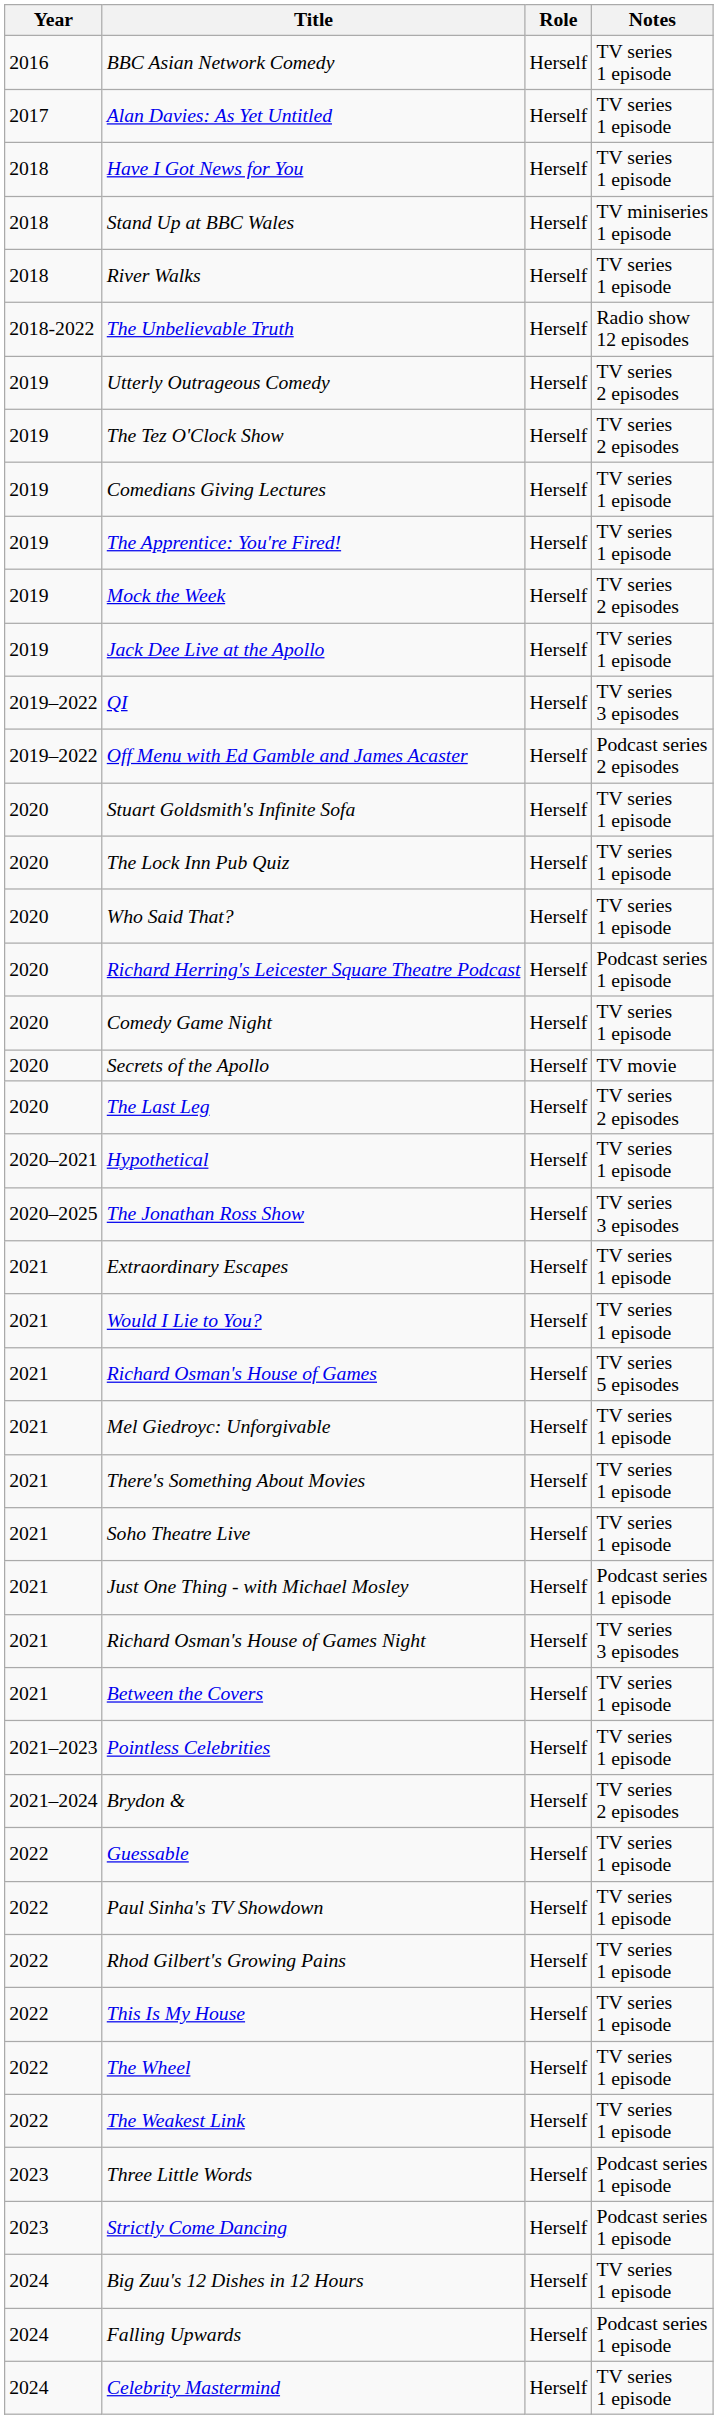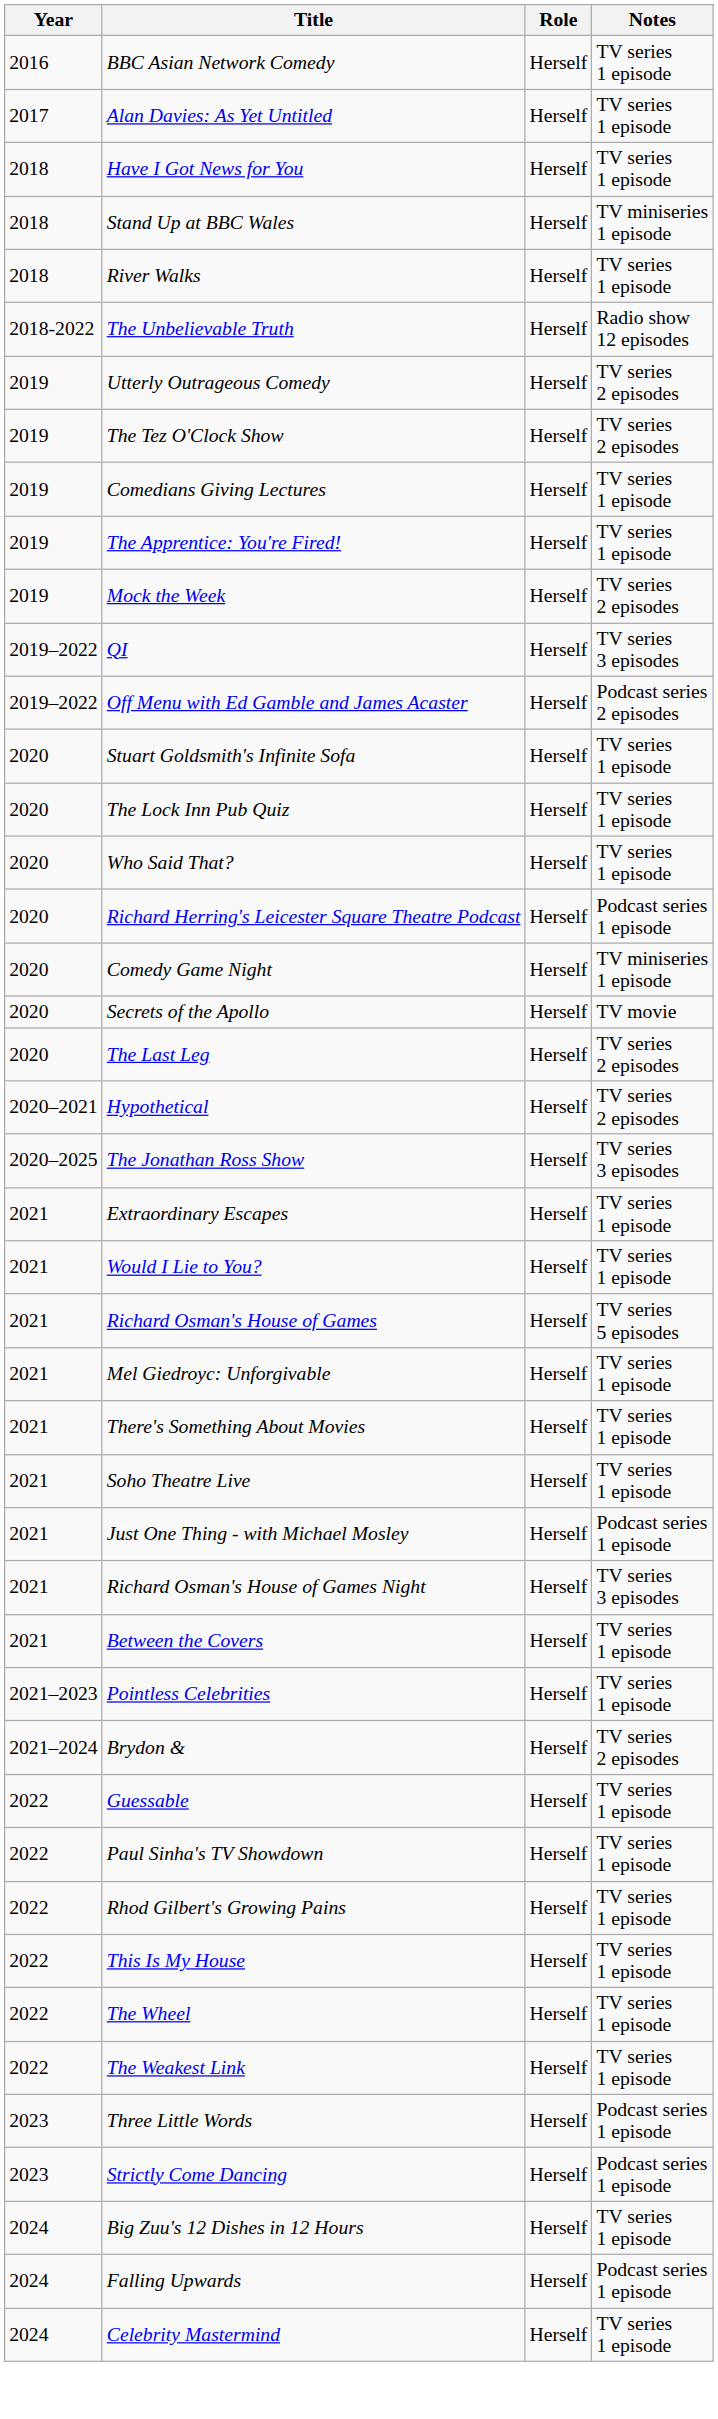- row: (216, 649)
(634, 1022) TV series 1 episode -> (652, 969) TV miniseries 1 episode
(634, 1160) TV series 1 episode -> (638, 1107) TV series 2 episodes
